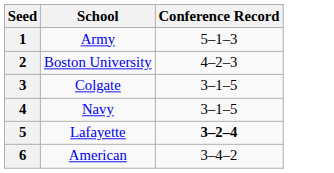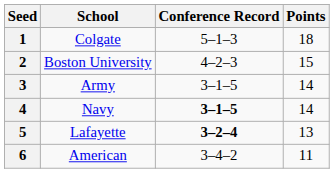+ column: (306, 16)
(98, 39) Army -> (98, 39) Colgate
(98, 86) Colgate -> (98, 86) Army
(219, 109) normal -> (219, 109) bold
